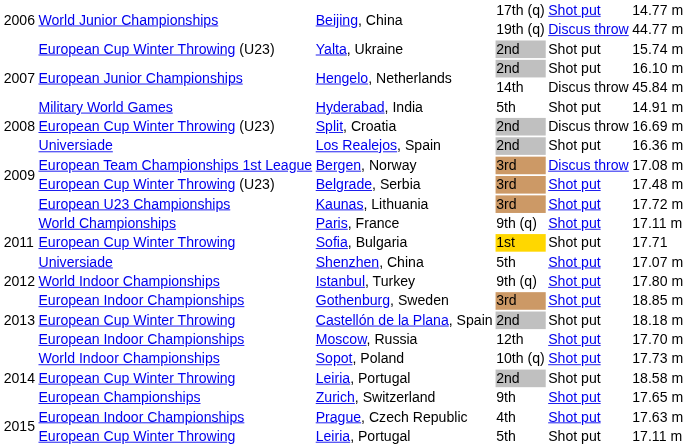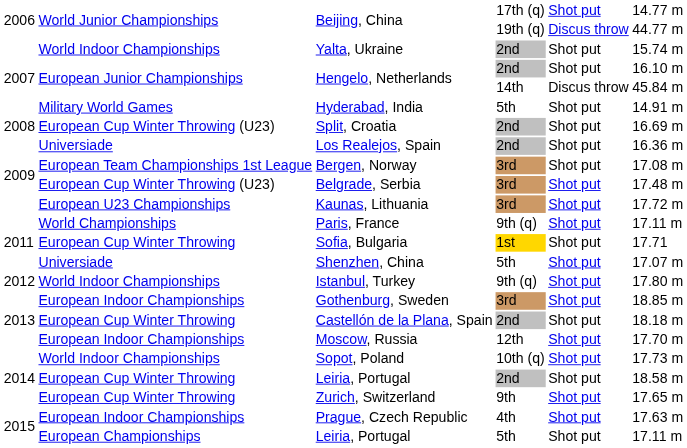(157, 49) European Cup Winter Throwing (U23) -> (129, 49) World Indoor Championships
(588, 126) Discus throw -> (574, 126) Shot put
(588, 165) Discus throw -> (574, 165) Shot put
(119, 397) European Championships -> (137, 397) European Cup Winter Throwing
(137, 436) European Cup Winter Throwing -> (119, 436) European Championships
